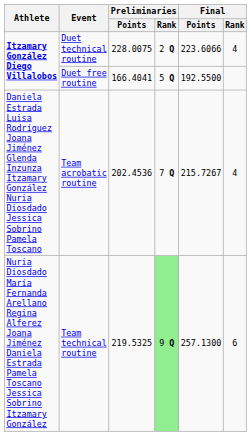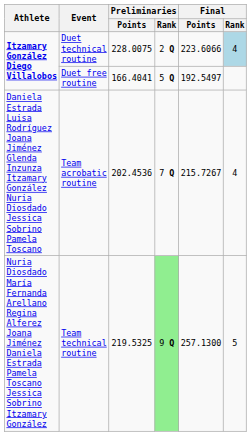(235, 49) no background -> (235, 49) lightblue background
(201, 78) 192.5500 -> (201, 78) 192.5497
(235, 343) 6 -> (235, 343) 5
